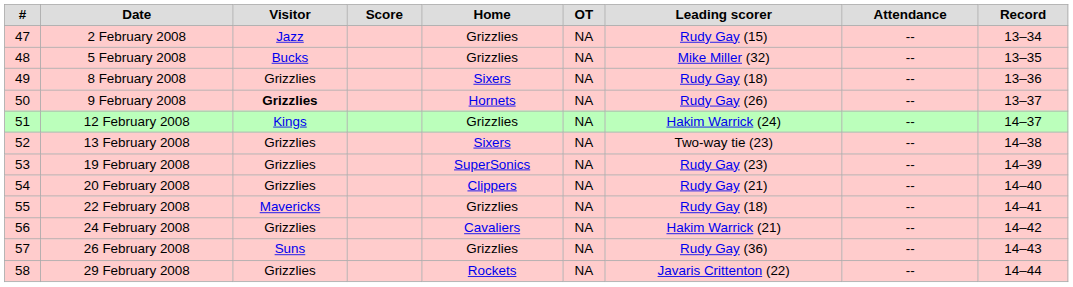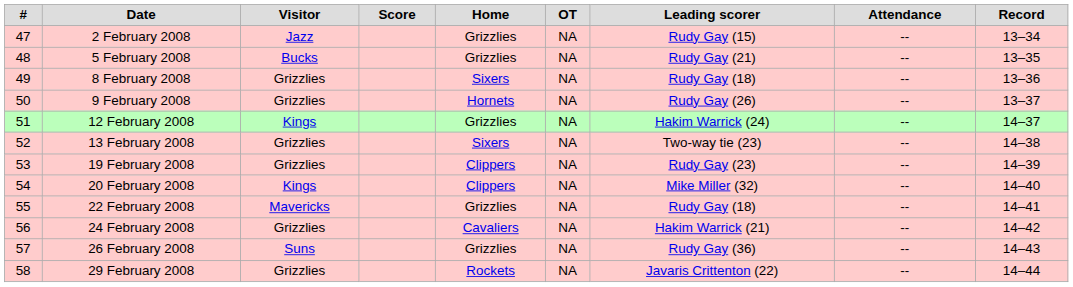(724, 57) Mike Miller (32) -> (712, 57) Rudy Gay (21)
(290, 100) bold -> (300, 100) normal
(492, 164) SuperSonics -> (491, 164) Clippers
(290, 185) Grizzlies -> (300, 185) Kings
(724, 185) Rudy Gay (21) -> (712, 185) Mike Miller (32)
